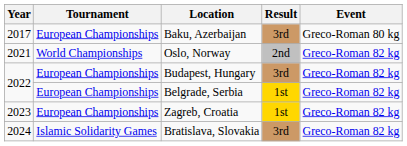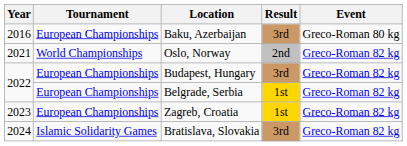(19, 34) 2017 -> (19, 34) 2016
